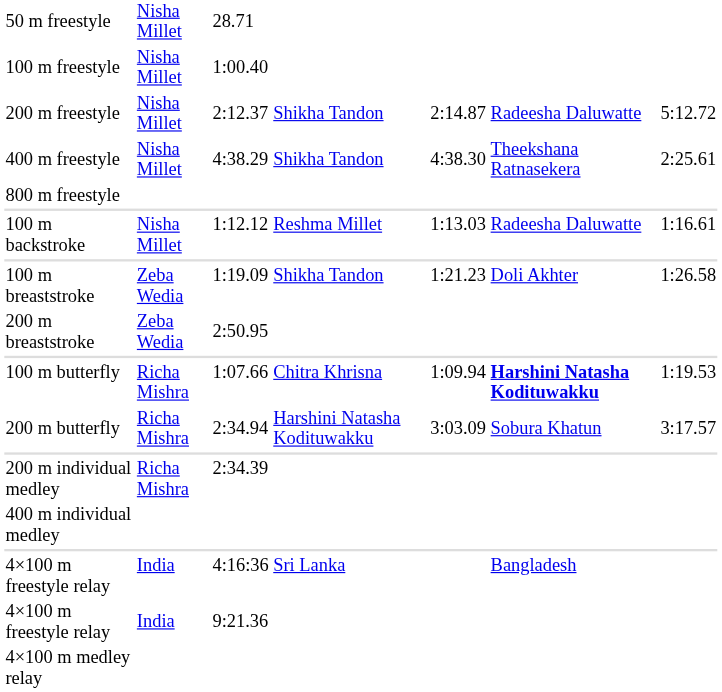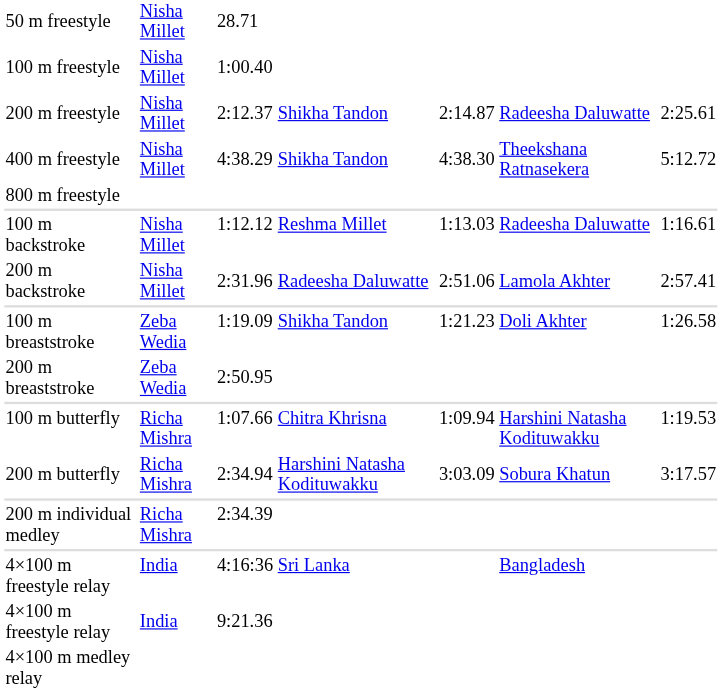(688, 113) 5:12.72 -> (688, 113) 2:25.61
(688, 159) 2:25.61 -> (688, 159) 5:12.72
+ row: (45, 280)
(560, 382) bold -> (563, 428) normal
- row: (68, 524)
